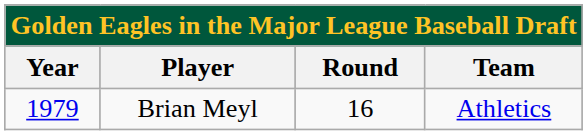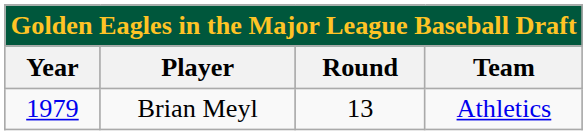(360, 108) 16 -> (360, 108) 13
